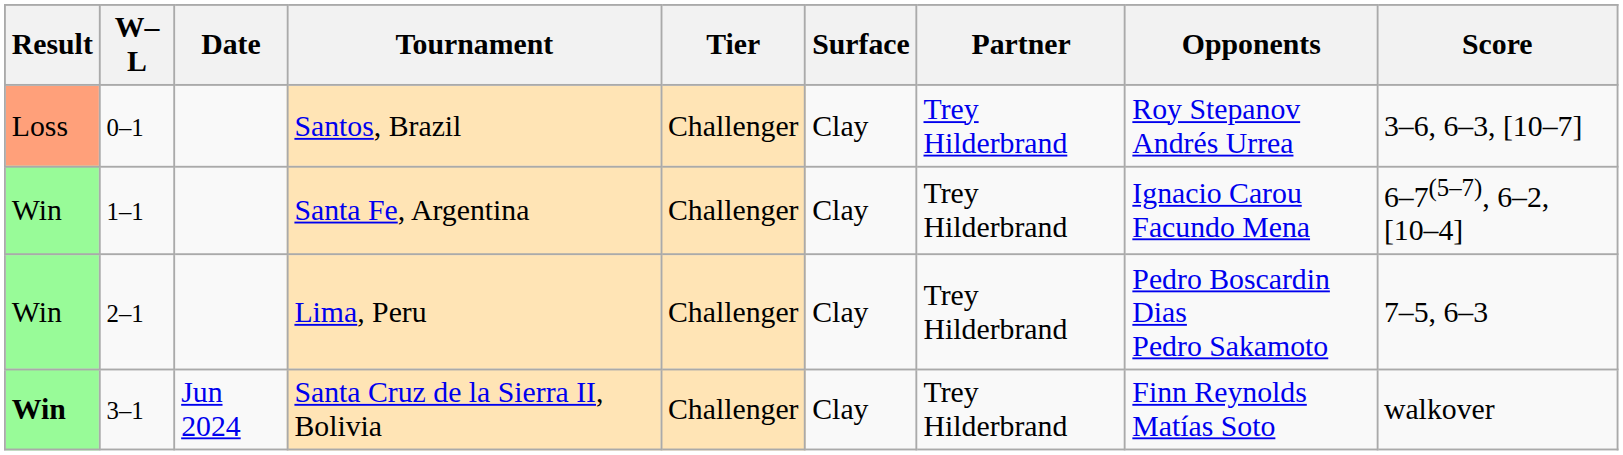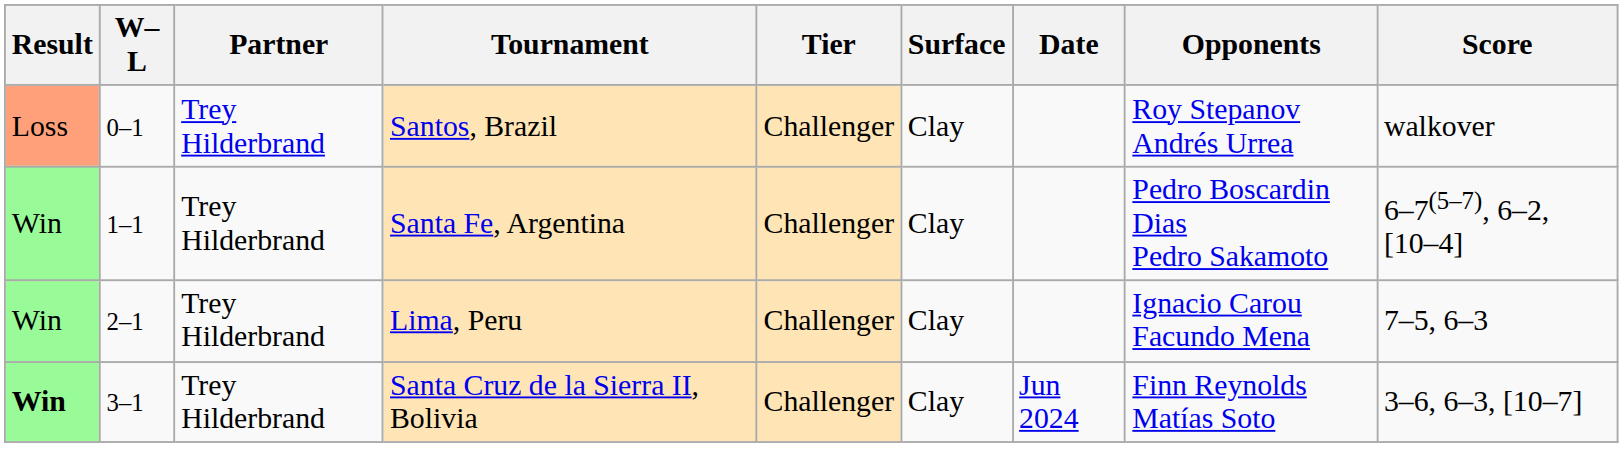columns swapped: (231, 44) <-> (1021, 44)
(1483, 125) 3–6, 6–3, [10–7] -> (1439, 125) walkover
(1221, 210) Ignacio Carou Facundo Mena -> (1231, 222) Pedro Boscardin Dias Pedro Sakamoto
(1231, 311) Pedro Boscardin Dias Pedro Sakamoto -> (1221, 320) Ignacio Carou Facundo Mena
(1439, 409) walkover -> (1483, 401) 3–6, 6–3, [10–7]
